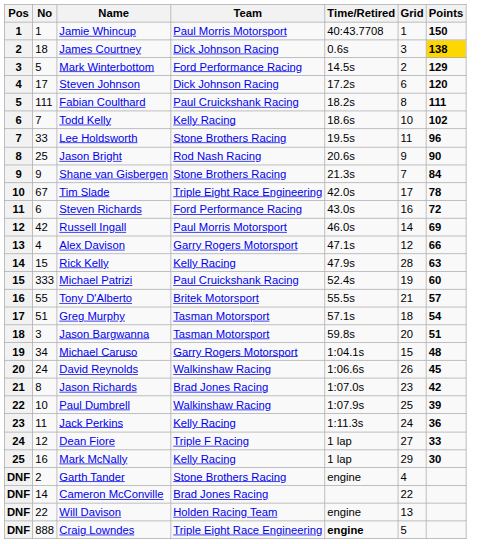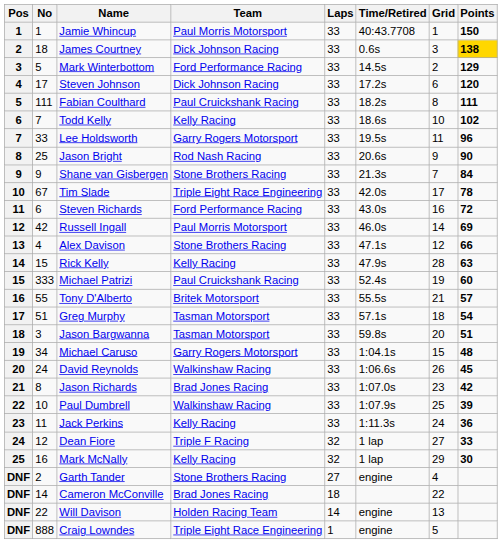+ column: (340, 13)
(230, 138) Stone Brothers Racing -> (235, 138) Garry Rogers Motorsport
(235, 245) Garry Rogers Motorsport -> (230, 245) Stone Brothers Racing
(345, 530) bold -> (376, 530) normal
